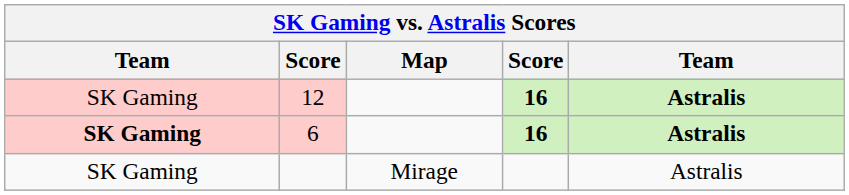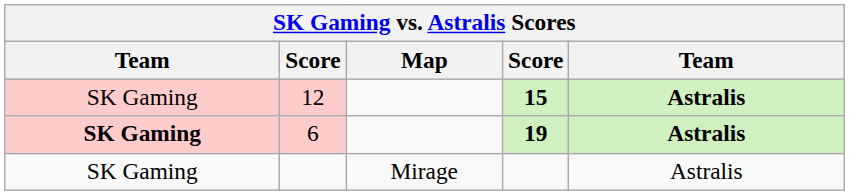(536, 97) 16 -> (536, 97) 15
(536, 134) 16 -> (536, 134) 19
